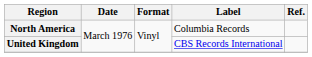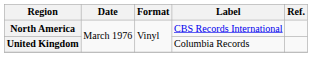(212, 28) Columbia Records -> (228, 28) CBS Records International
(228, 44) CBS Records International -> (212, 44) Columbia Records
